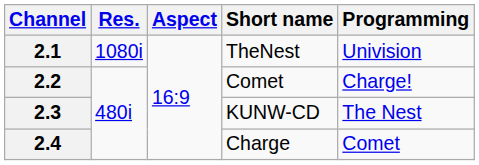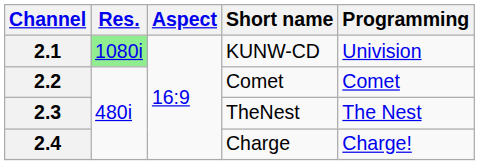(119, 50) no background -> (119, 50) lightgreen background
(263, 50) TheNest -> (273, 50) KUNW-CD
(377, 81) Charge! -> (371, 81) Comet
(273, 112) KUNW-CD -> (263, 112) TheNest
(371, 143) Comet -> (377, 143) Charge!
